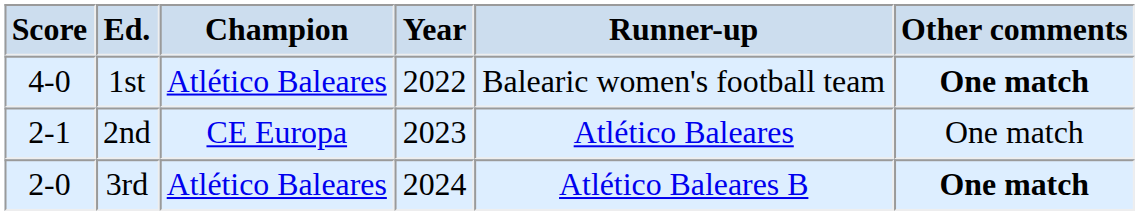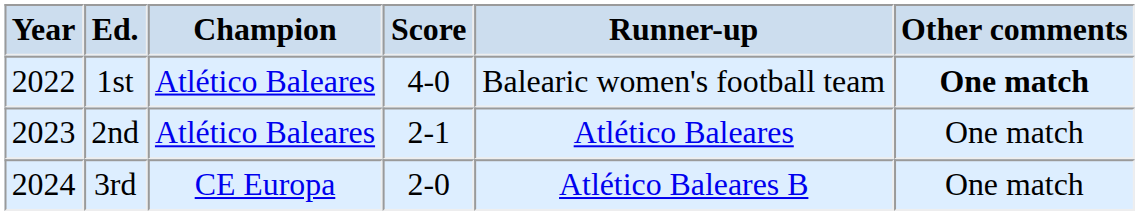columns swapped: (435, 29) <-> (49, 29)
(277, 132) CE Europa -> (265, 132) Atlético Baleares
(277, 184) Atlético Baleares -> (265, 184) CE Europa
(1014, 184) bold -> (1014, 184) normal
